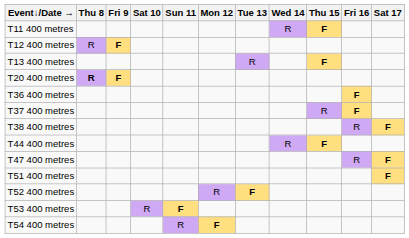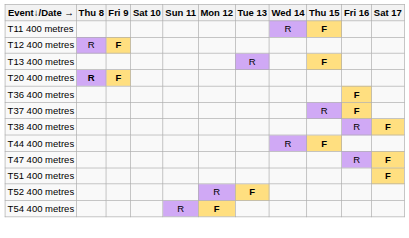- row: (41, 209)
